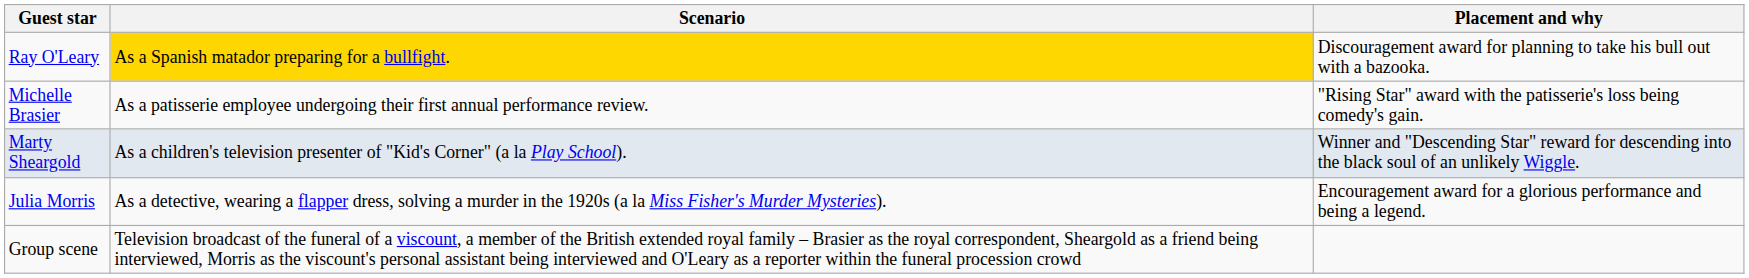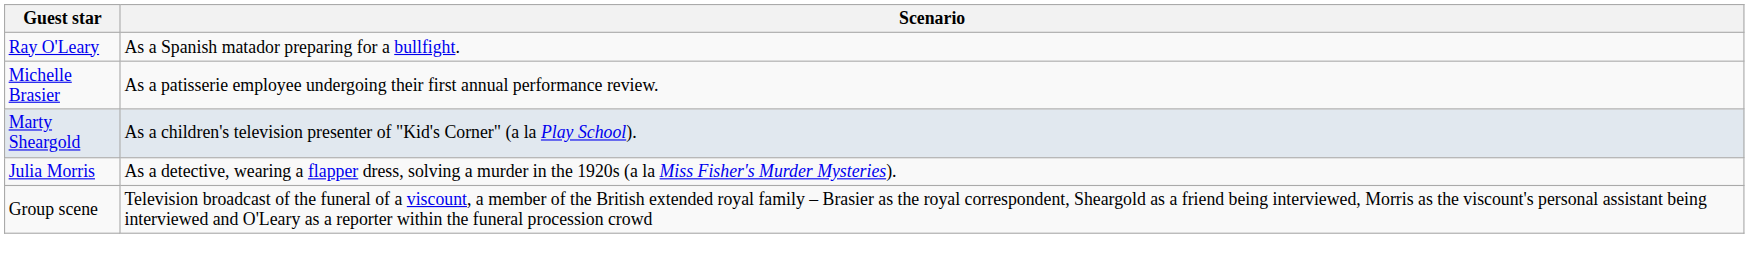- column: (1529, 18)
(282, 56) gold background -> (292, 46) no background
